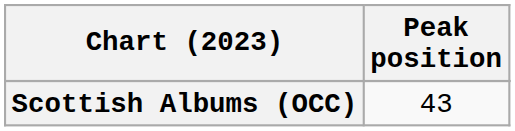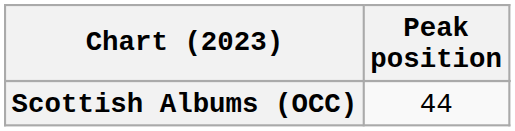(436, 104) 43 -> (436, 104) 44
